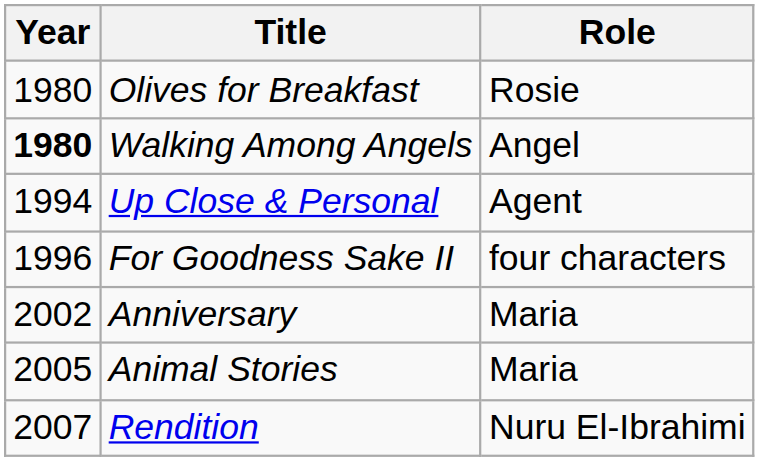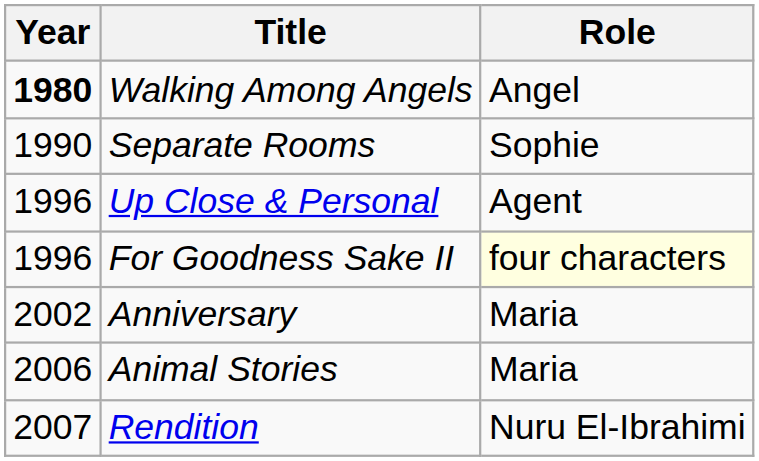- row: (264, 88)
+ row: (242, 145)
(53, 201) 1994 -> (53, 201) 1996
(607, 257) no background -> (607, 257) lightyellow background
(53, 370) 2005 -> (53, 370) 2006
